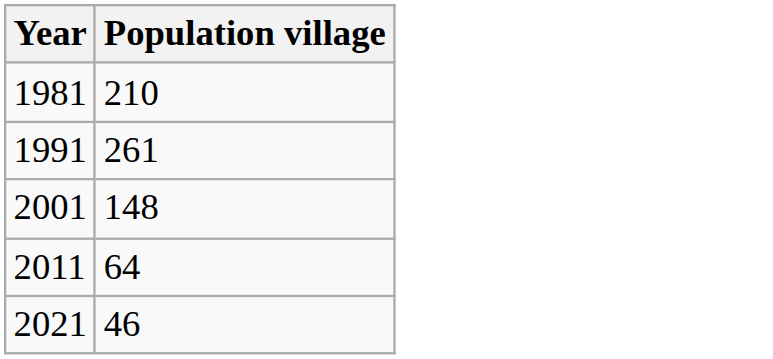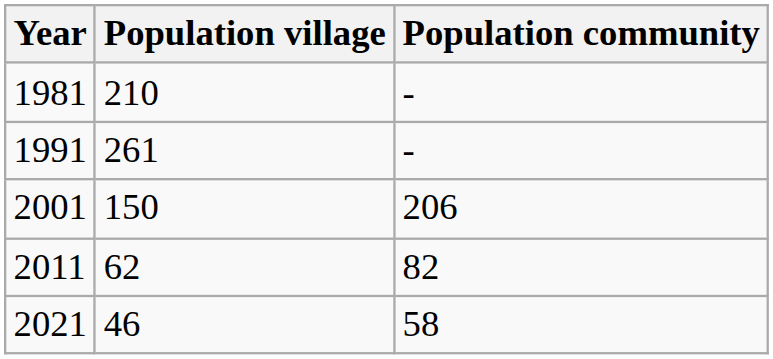+ column: (581, 33)
(131, 207) 148 -> (131, 207) 150
(122, 265) 64 -> (122, 265) 62
